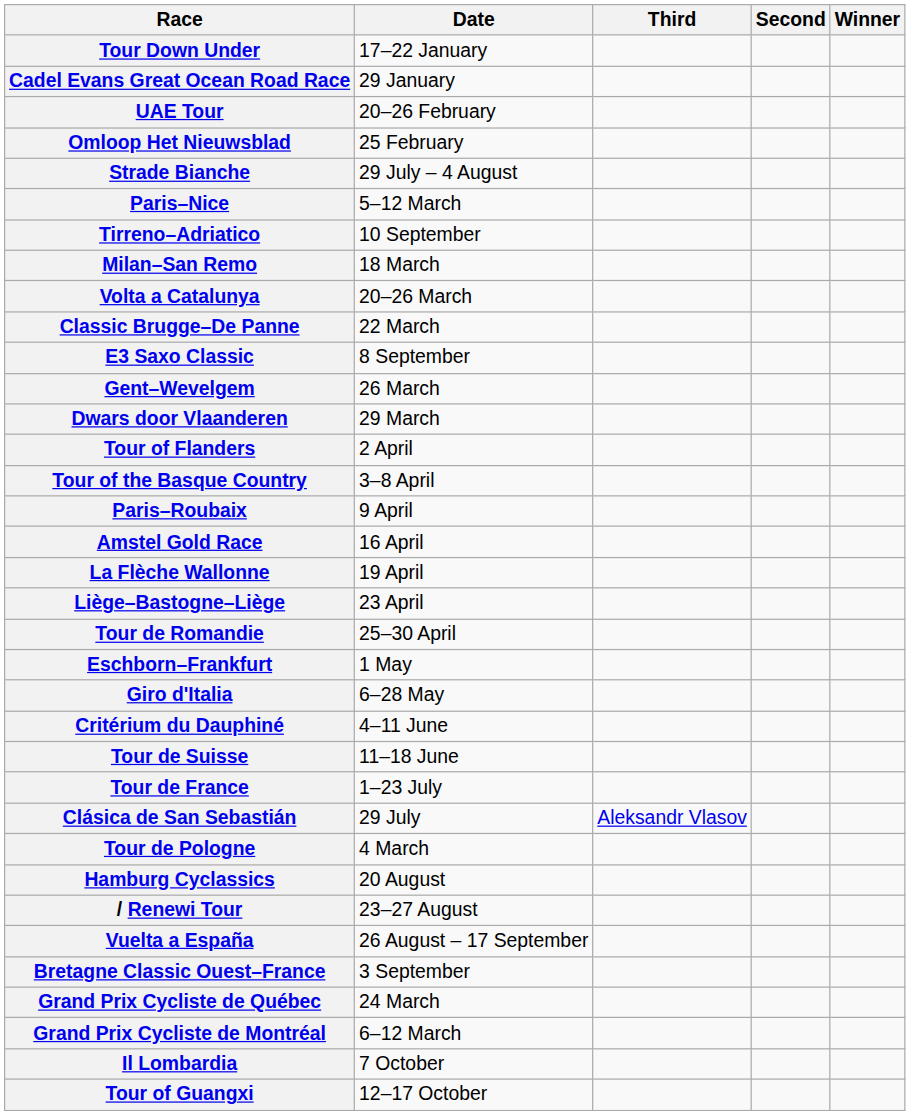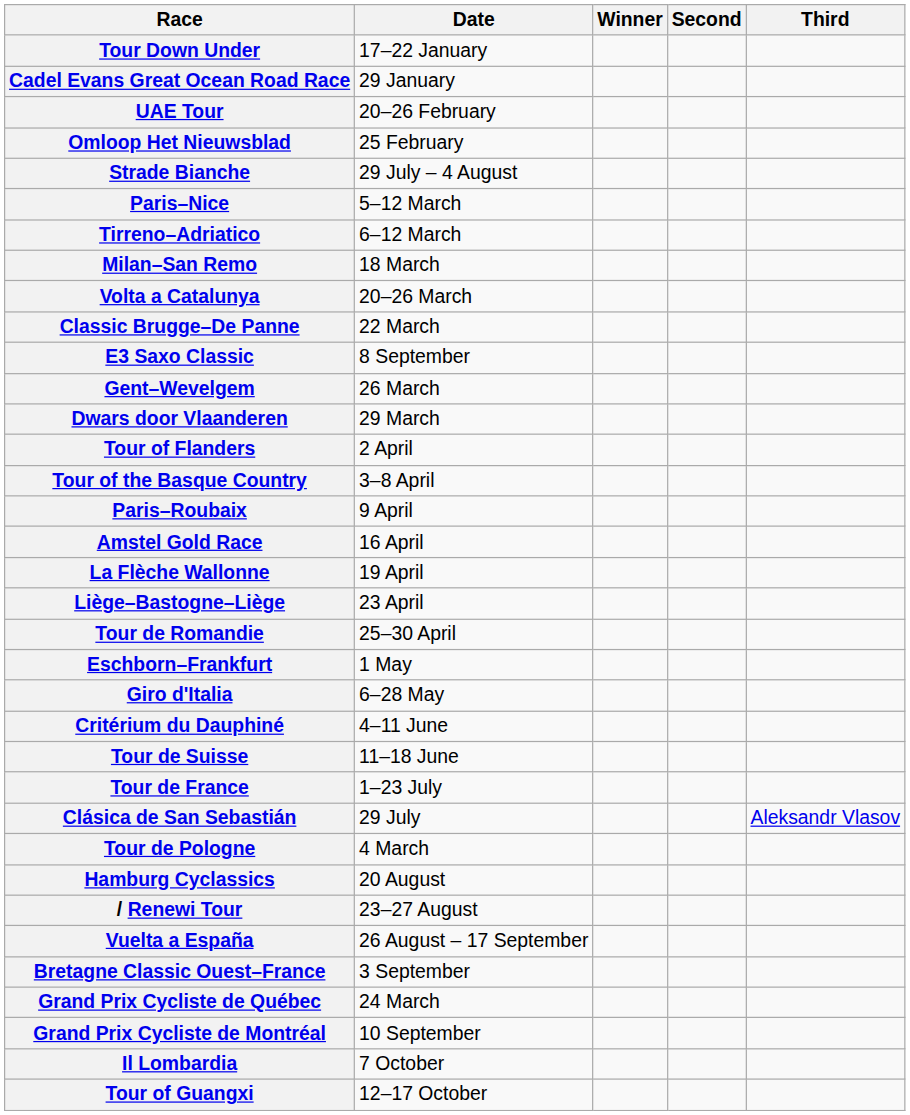columns swapped: (867, 19) <-> (672, 19)
(420, 234) 10 September -> (410, 234) 6–12 March
(410, 1033) 6–12 March -> (420, 1033) 10 September
